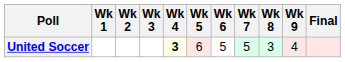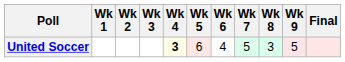(223, 47) 5 -> (223, 47) 4
(294, 47) 4 -> (294, 47) 5
